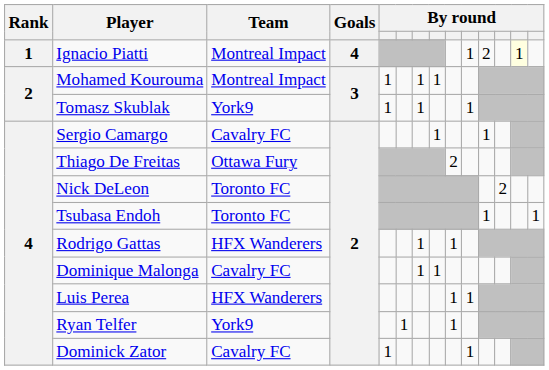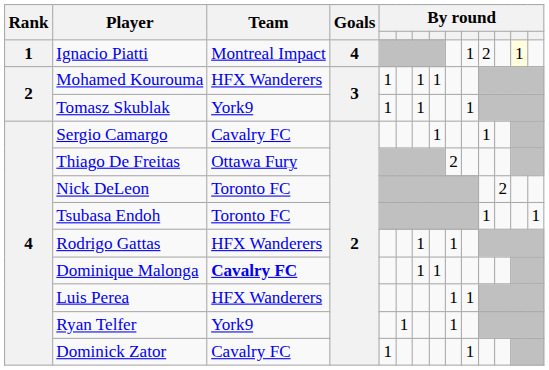(268, 80) Montreal Impact -> (267, 80) HFX Wanderers
(251, 270) normal -> (254, 270) bold
